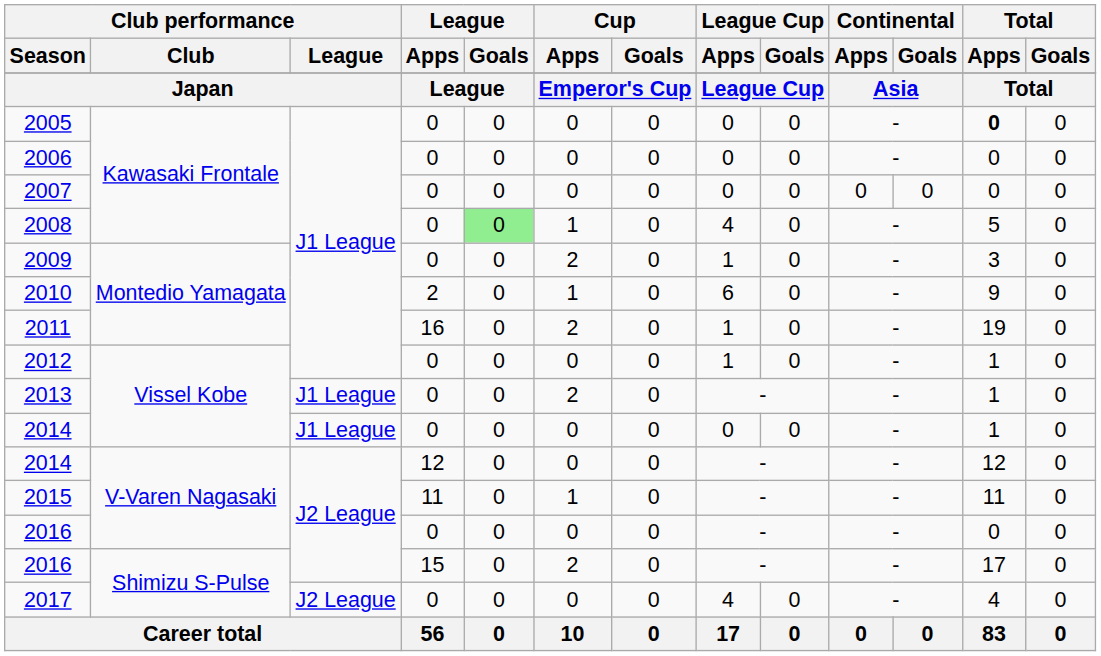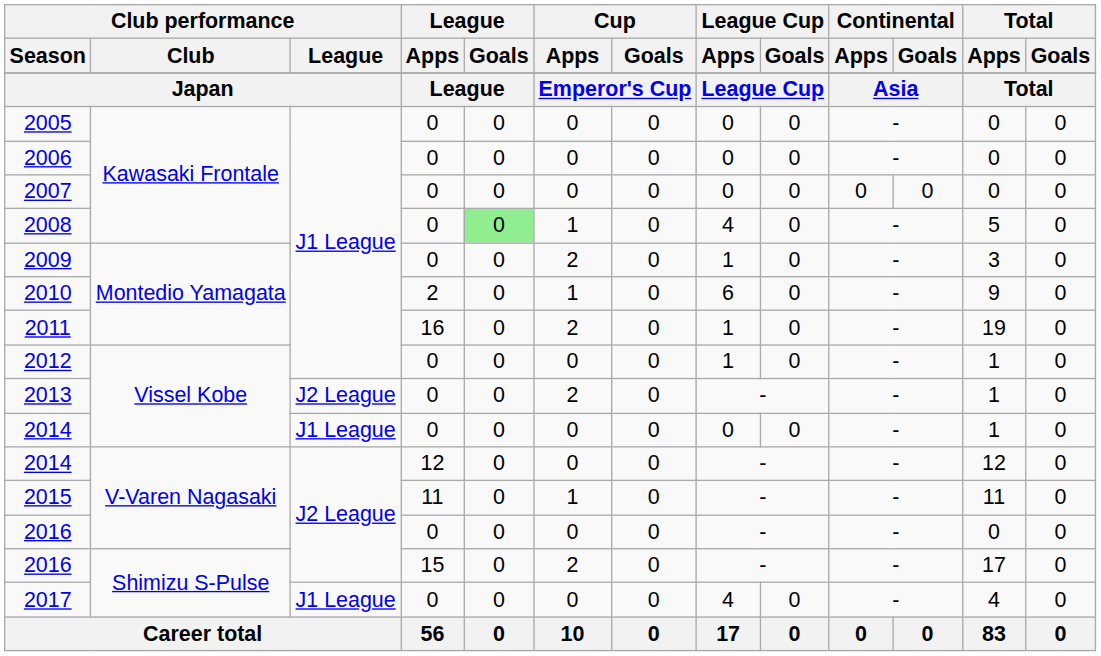(994, 123) bold -> (994, 123) normal
(346, 395) J1 League -> (346, 395) J2 League
(346, 599) J2 League -> (346, 599) J1 League
